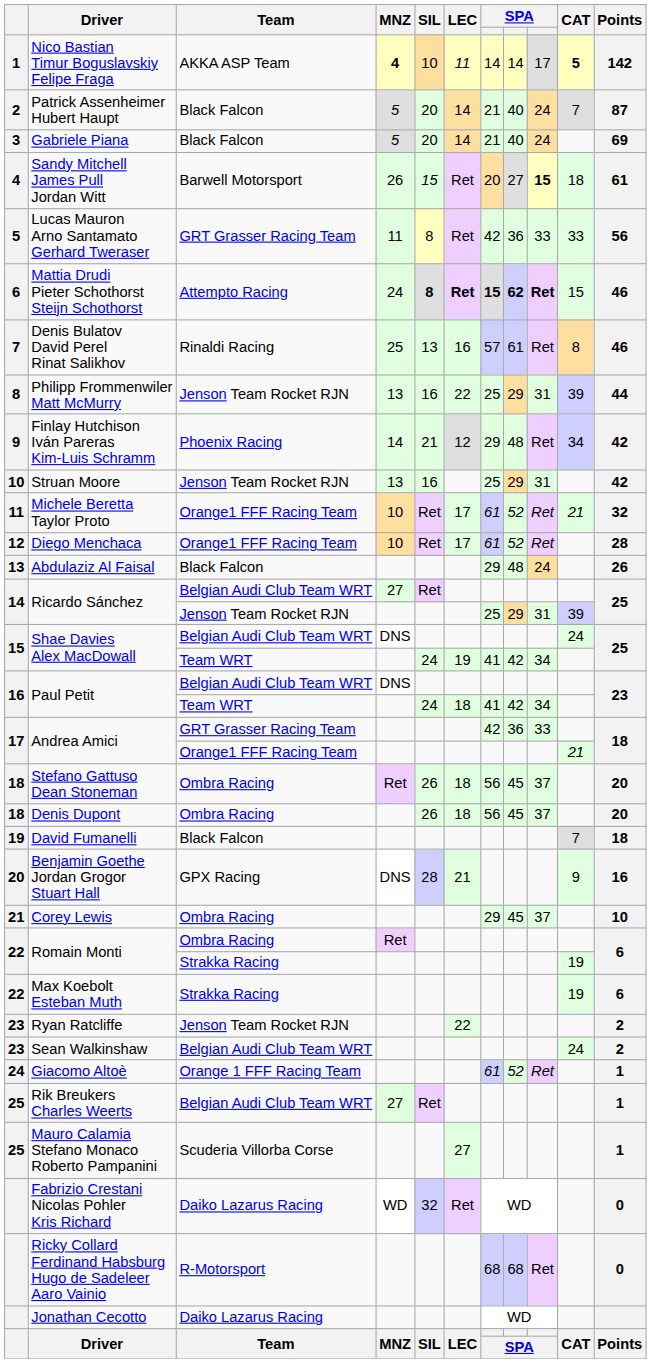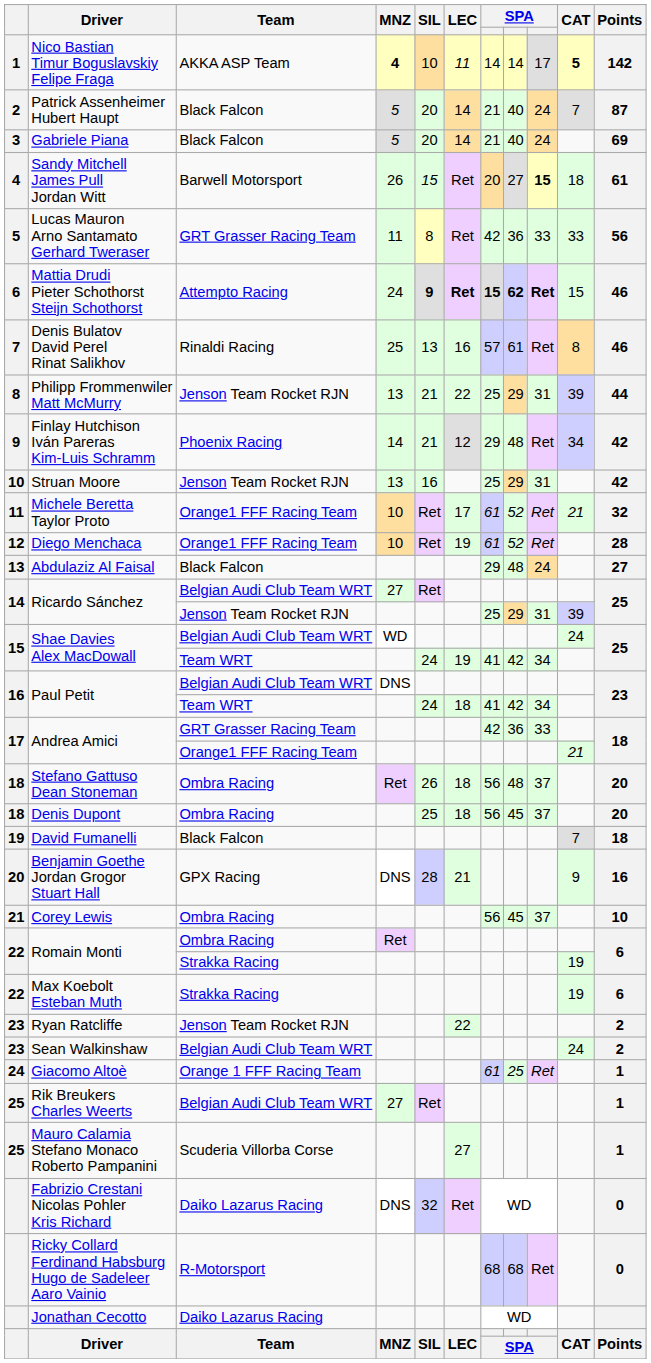(429, 291) 8 -> (429, 291) 9
(429, 394) 16 -> (429, 394) 21
(462, 543) 17 -> (462, 543) 19
(620, 567) 26 -> (620, 567) 27
(395, 636) DNS -> (395, 636) WD
(516, 783) 45 -> (516, 783) 48
(429, 814) 26 -> (429, 814) 25
(492, 916) 29 -> (492, 916) 56
(516, 1071) 52 -> (516, 1071) 25
(395, 1206) WD -> (395, 1206) DNS
